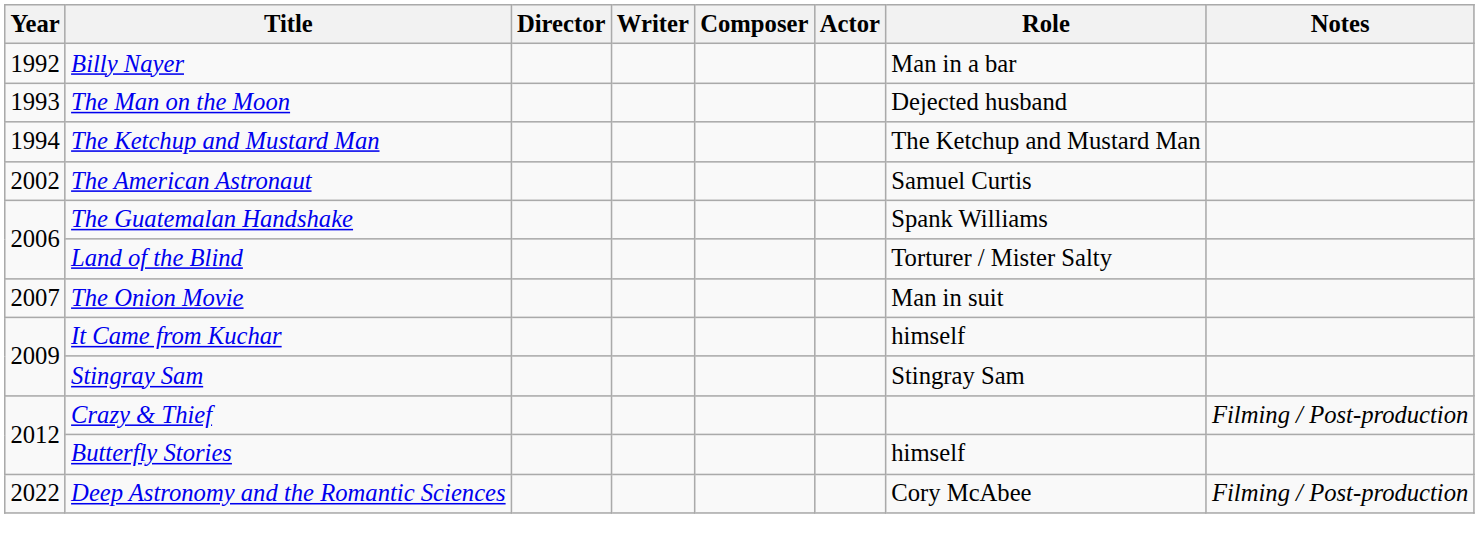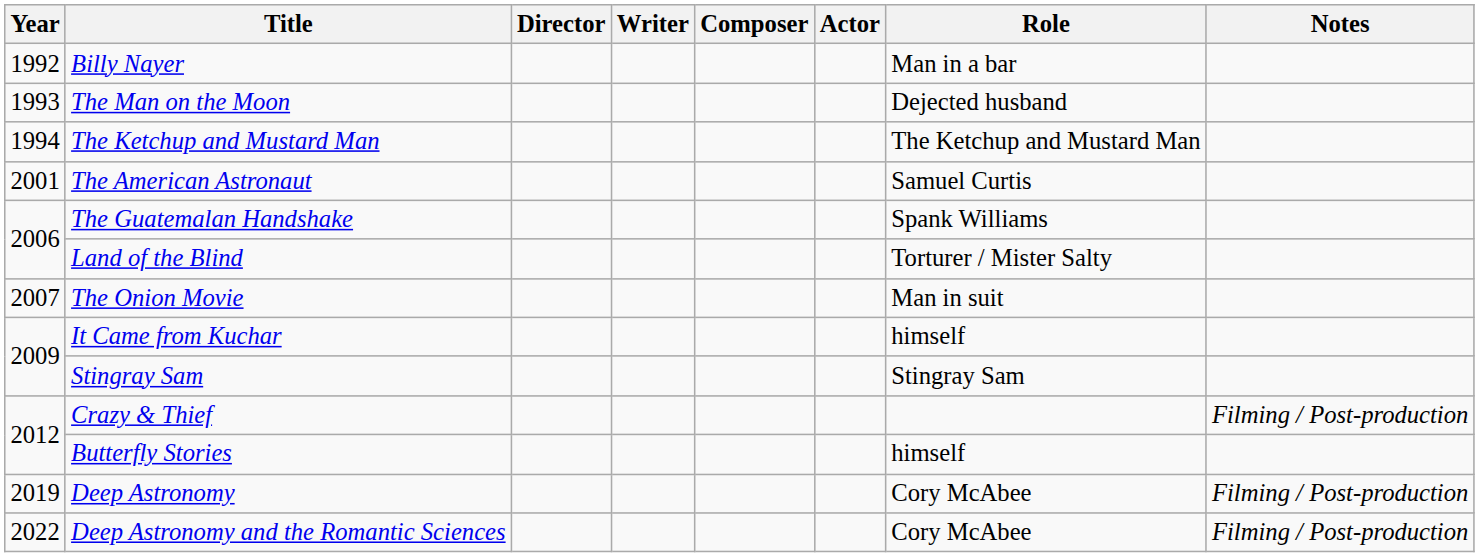(35, 180) 2002 -> (35, 180) 2001
+ row: (153, 492)
